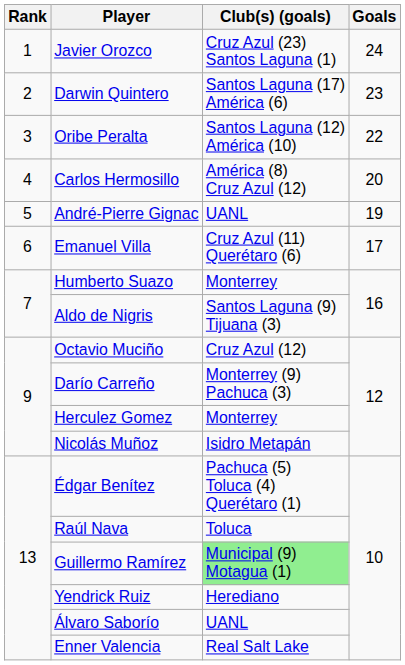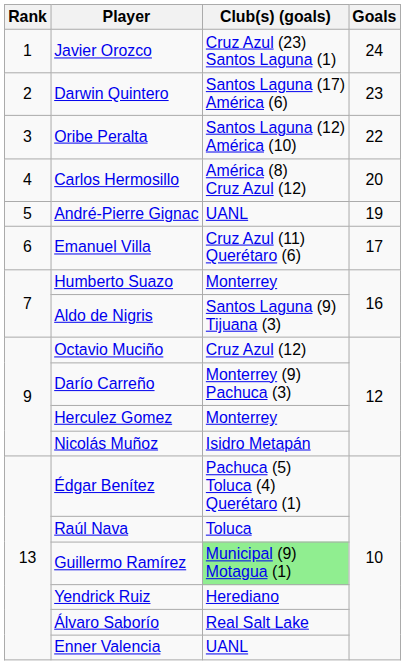(227, 622) UANL -> (257, 622) Real Salt Lake
(257, 647) Real Salt Lake -> (227, 647) UANL
